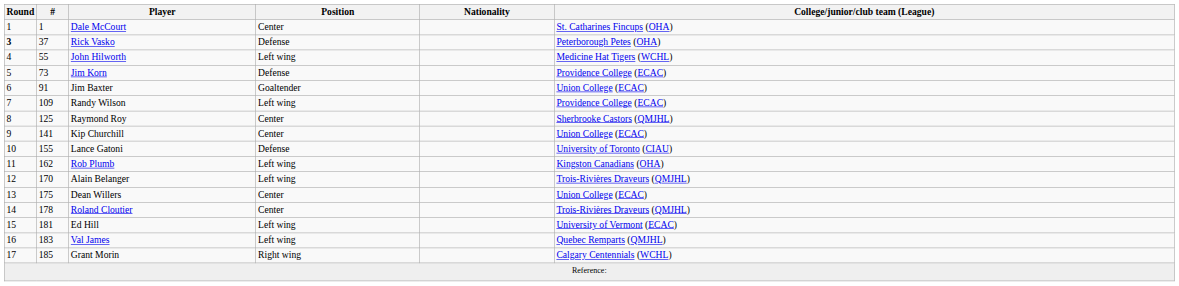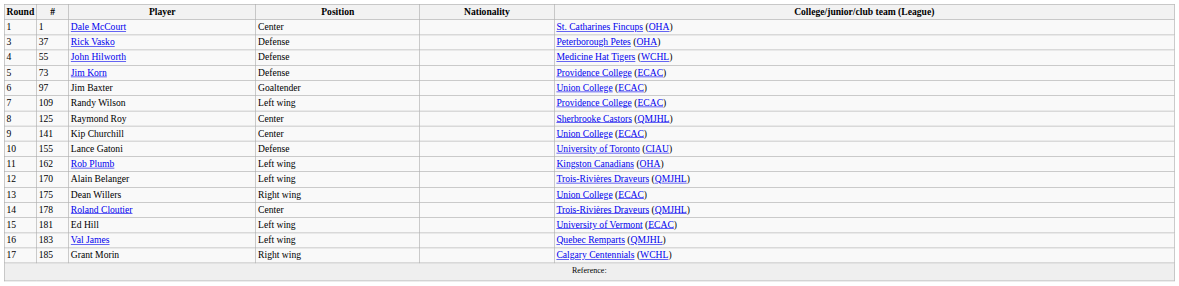(9, 42) bold -> (9, 42) normal
(277, 57) Left wing -> (274, 57) Defense
(43, 88) 91 -> (43, 88) 97
(271, 194) Center -> (280, 194) Right wing
